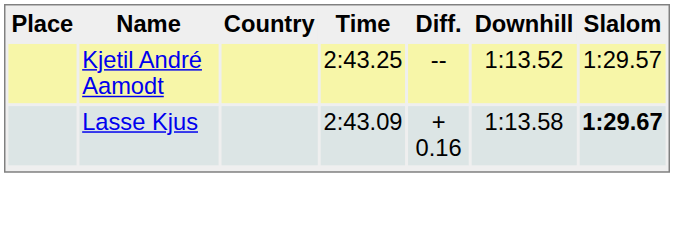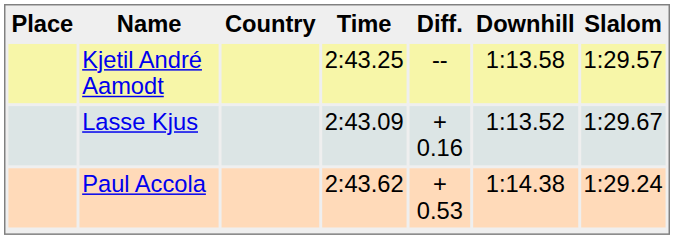(524, 60) 1:13.52 -> (525, 60) 1:13.58
(524, 122) 1:13.58 -> (525, 122) 1:13.52
(622, 122) bold -> (623, 122) normal
+ row: (144, 184)
